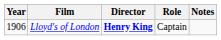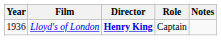(16, 27) 1906 -> (16, 27) 1936
